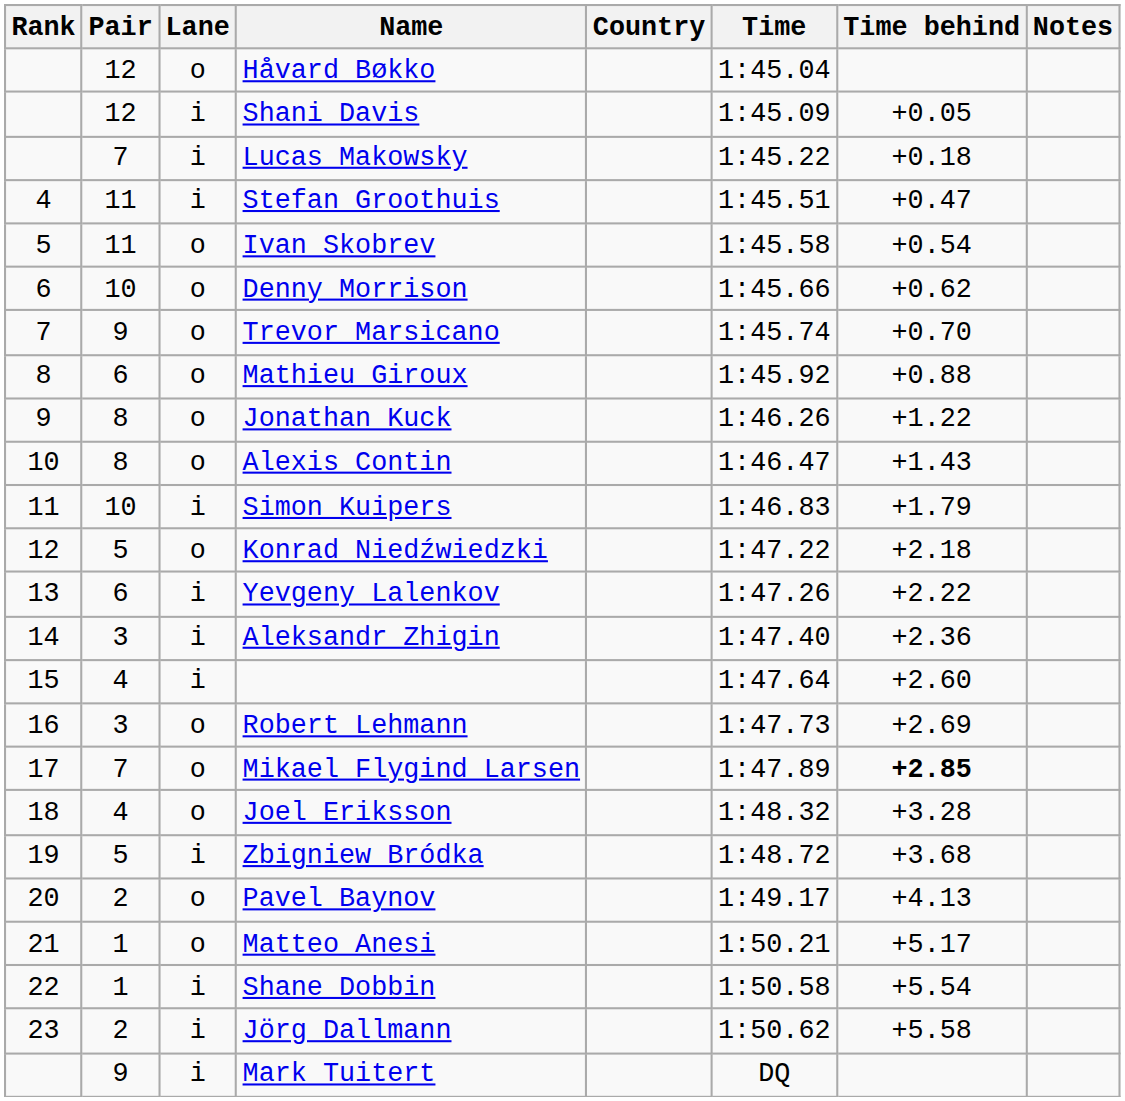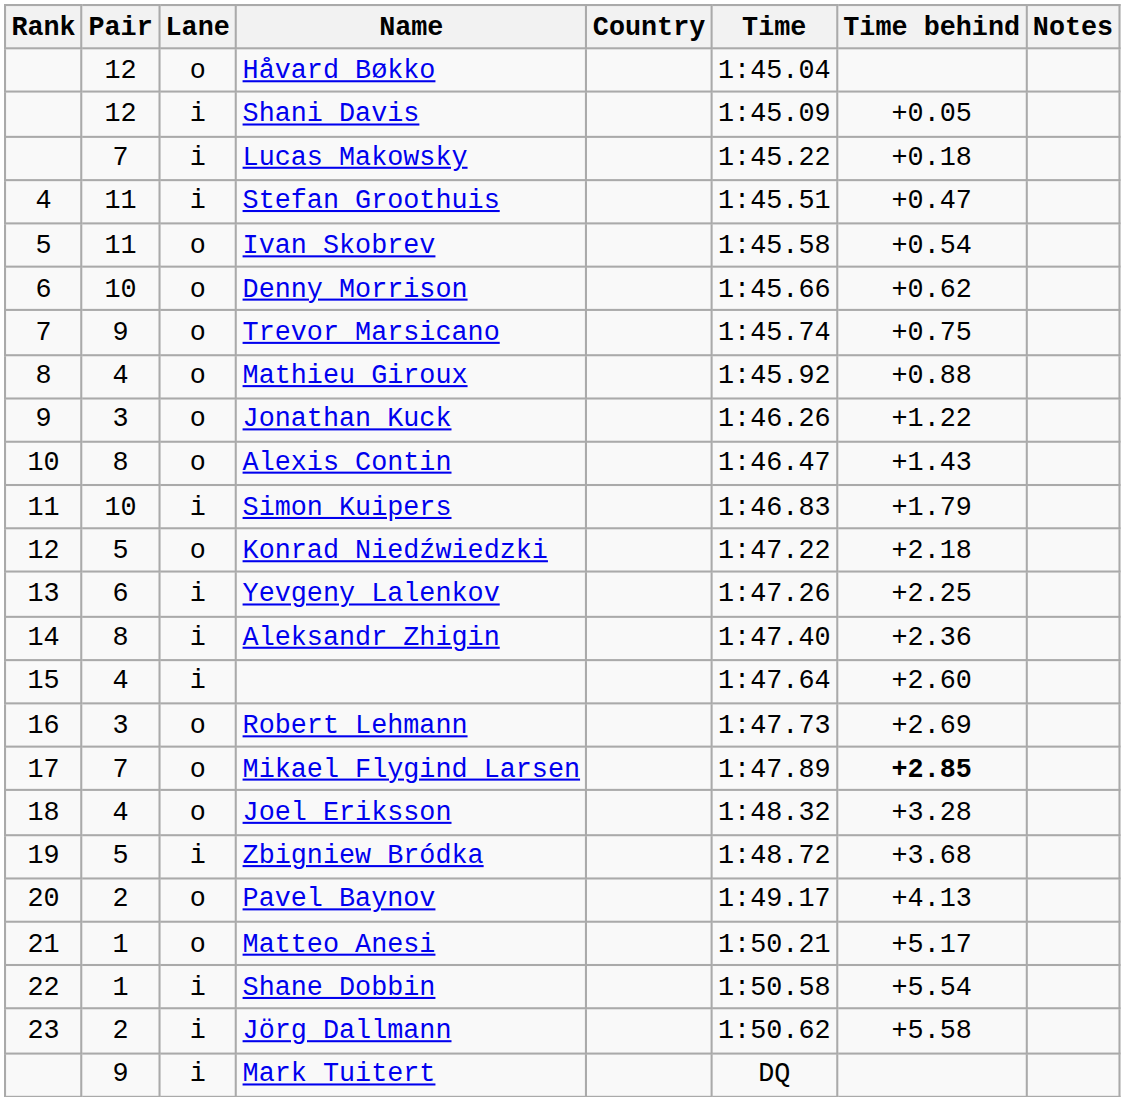(932, 332) +0.70 -> (932, 332) +0.75
(121, 376) 6 -> (121, 376) 4
(121, 420) 8 -> (121, 420) 3
(932, 594) +2.22 -> (932, 594) +2.25
(121, 638) 3 -> (121, 638) 8
